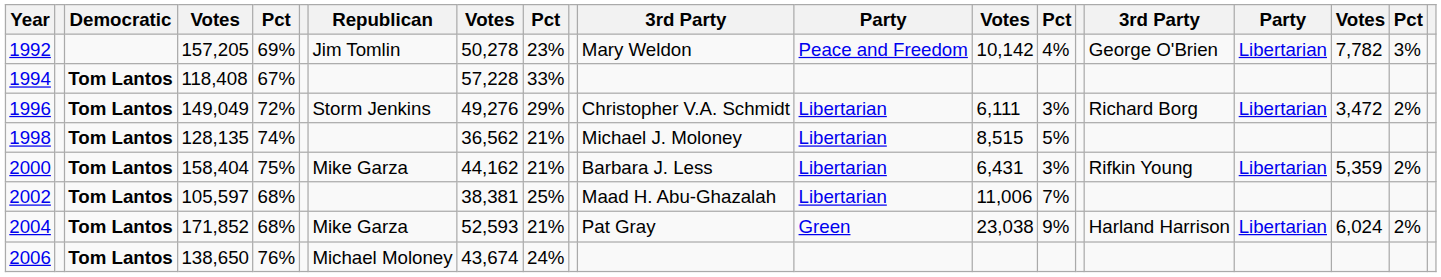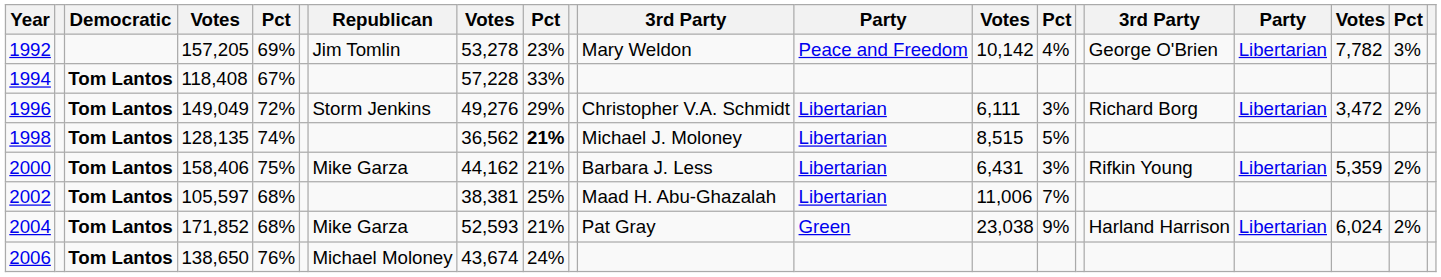(490, 49) 50,278 -> (490, 49) 53,278
(546, 138) normal -> (546, 138) bold
(215, 167) 158,404 -> (215, 167) 158,406
